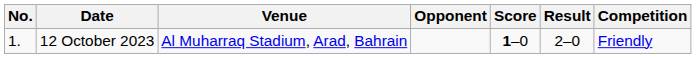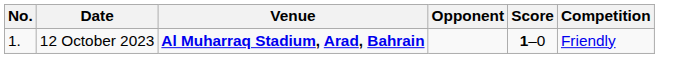- column: (567, 16)
(284, 41) normal -> (293, 41) bold
